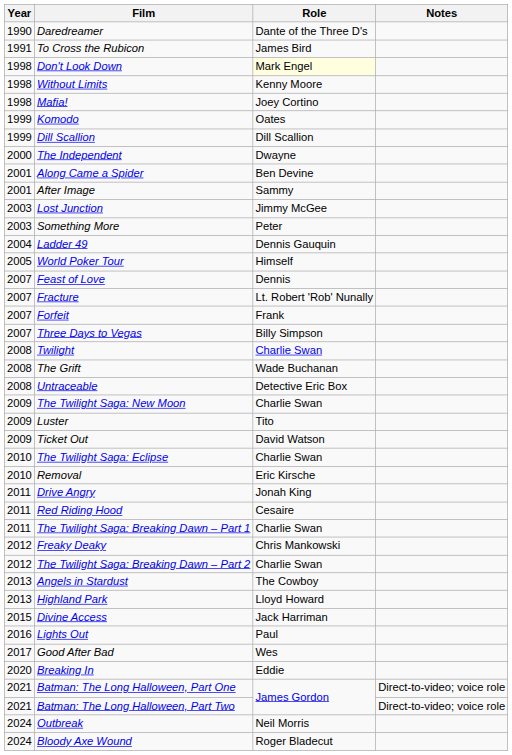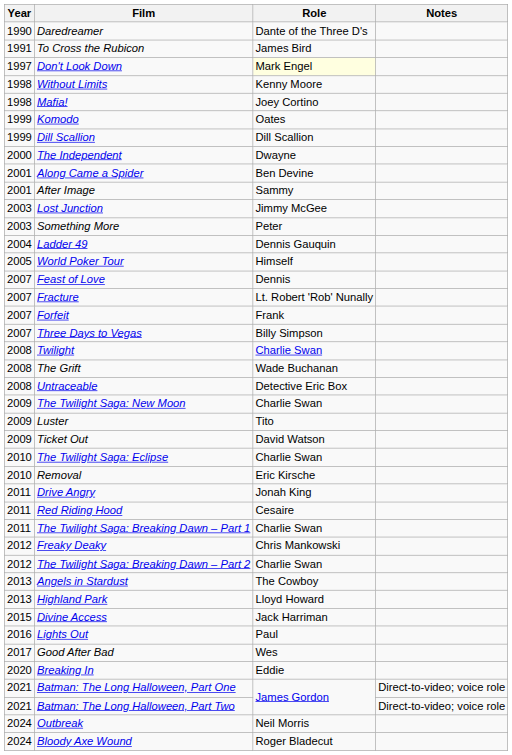(19, 66) 1998 -> (19, 66) 1997
